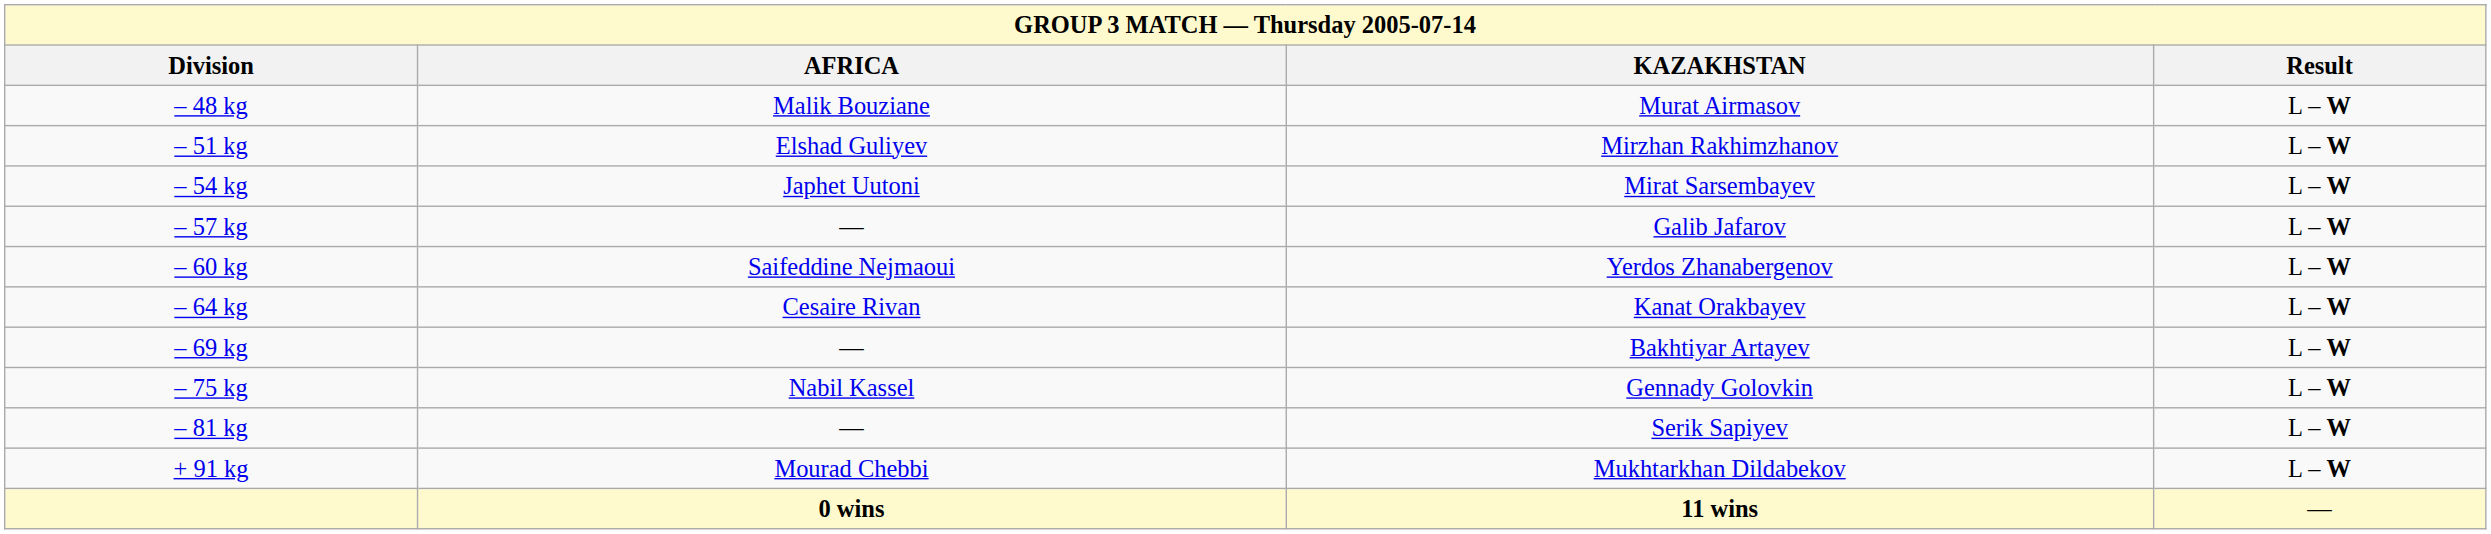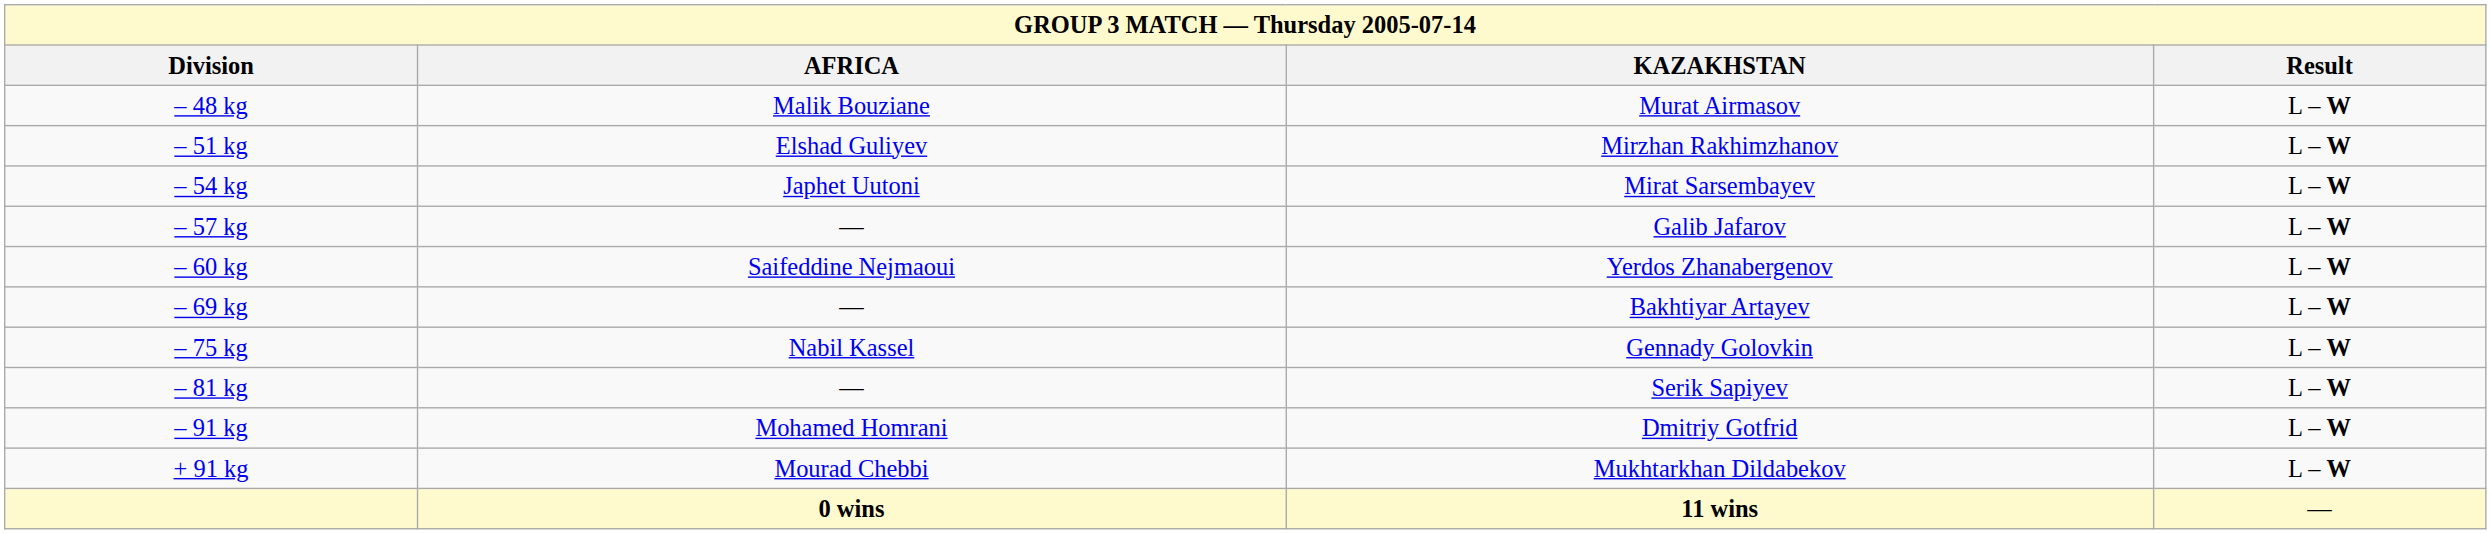- row: (211, 306)
+ row: (211, 427)
